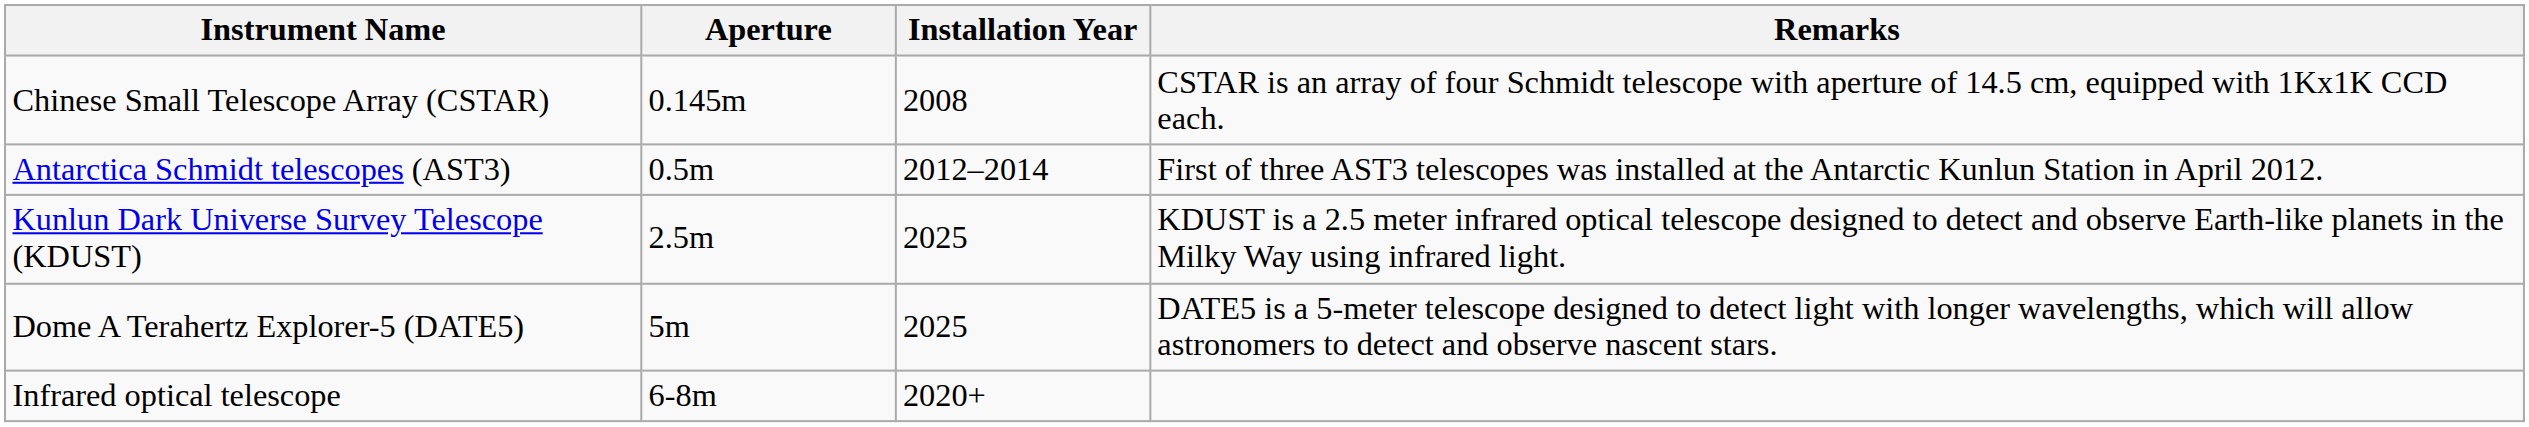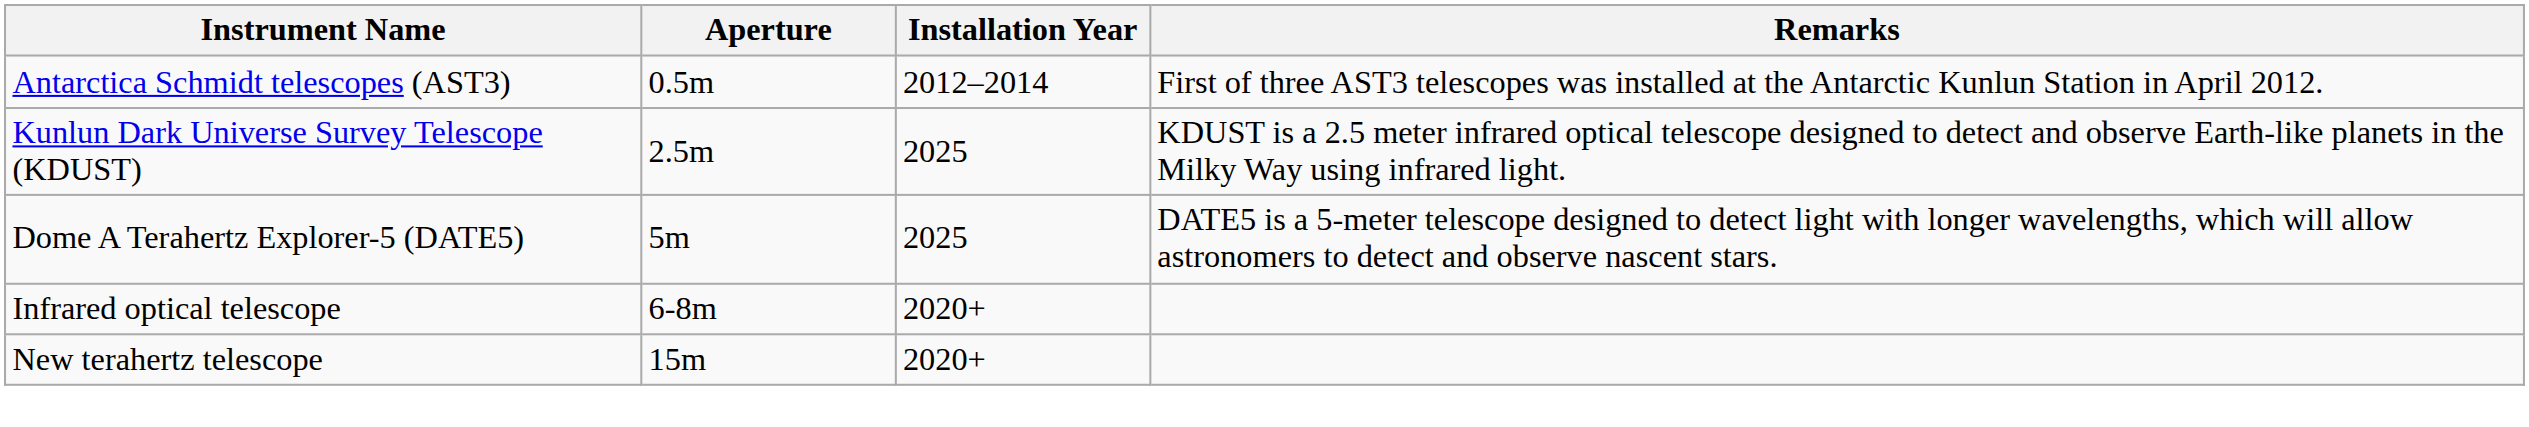- row: (281, 99)
+ row: (168, 359)
